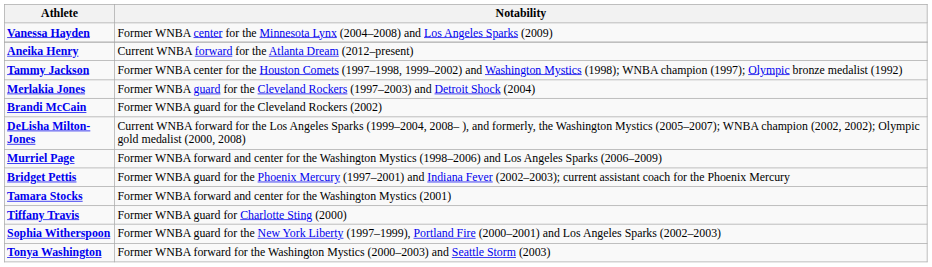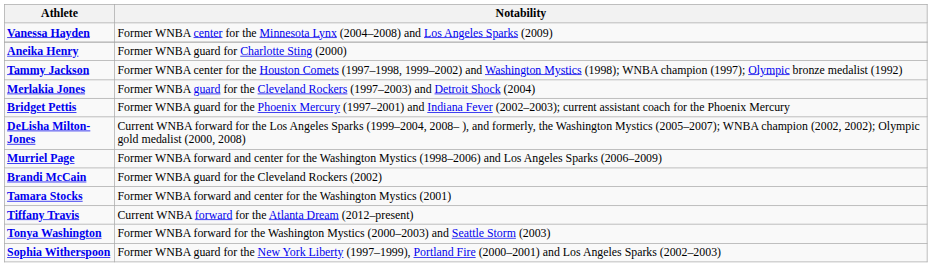(265, 51) Current WNBA forward for the Atlanta Dream (2012–present) -> (232, 51) Former WNBA guard for Charlotte Sting (2000)
rows swapped: (47, 107) <-> (42, 177)
(232, 214) Former WNBA guard for Charlotte Sting (2000) -> (265, 214) Current WNBA forward for the Atlanta Dream (2012–present)
rows swapped: (59, 233) <-> (54, 252)
